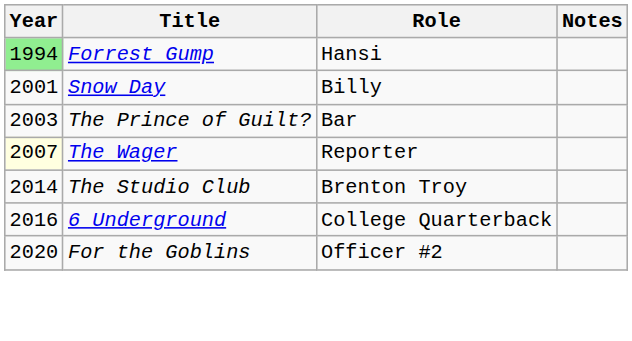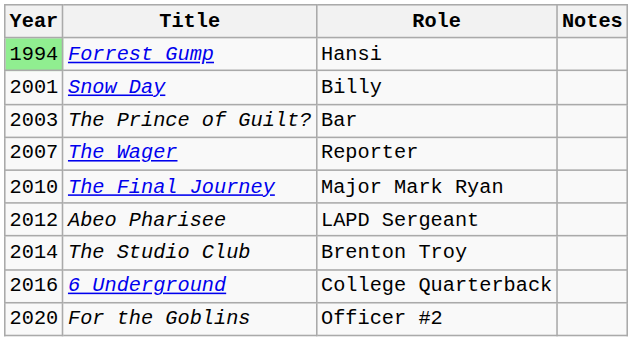(34, 154) lightyellow background -> (34, 154) no background
+ row: (171, 187)
+ row: (147, 220)
